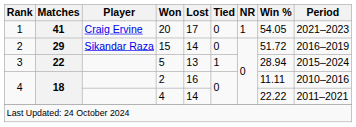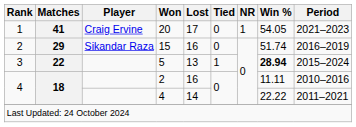(192, 46) 14 -> (192, 46) 16
(273, 46) 51.72 -> (273, 46) 51.74
(273, 63) normal -> (273, 63) bold
